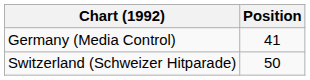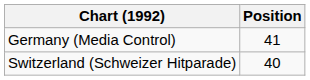(272, 63) 50 -> (272, 63) 40
